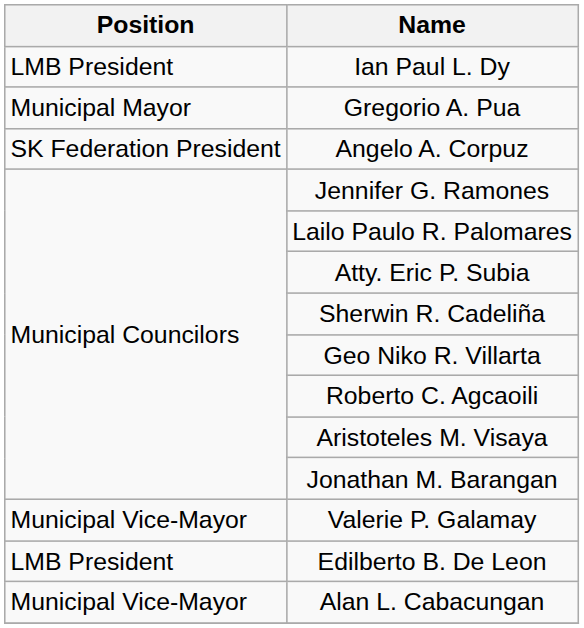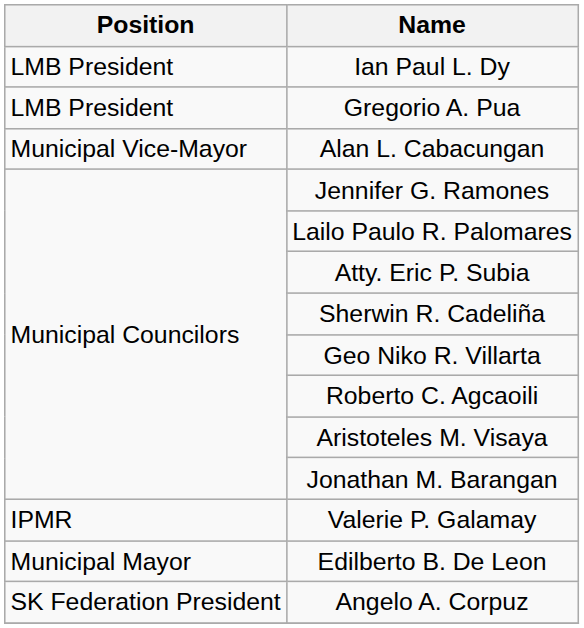(101, 108) Municipal Mayor -> (92, 108) LMB President
rows swapped: (432, 602) <-> (432, 149)
(129, 520) Municipal Vice-Mayor -> (41, 520) IPMR
(92, 561) LMB President -> (101, 561) Municipal Mayor
